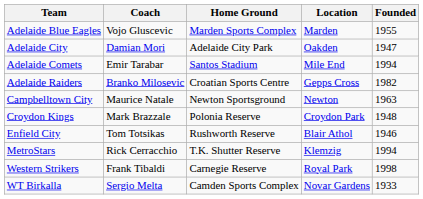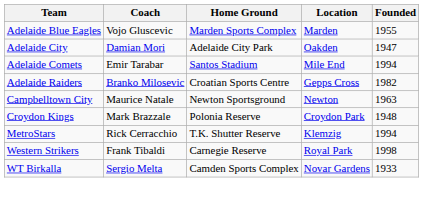- row: (34, 133)
